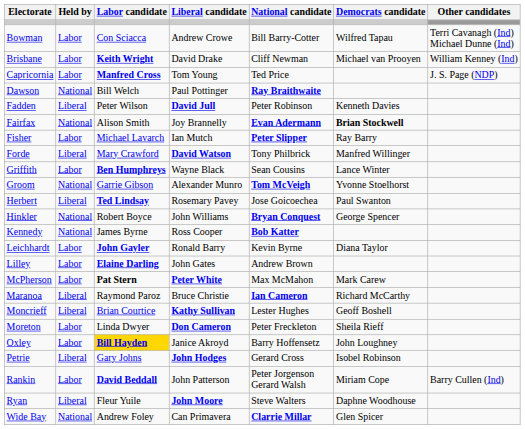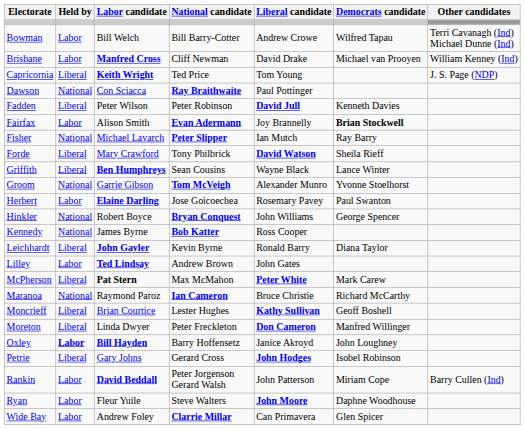columns swapped: (209, 12) <-> (291, 12)
(121, 38) Con Sciacca -> (118, 38) Bill Welch
(125, 59) Keith Wright -> (129, 59) Manfred Cross
(70, 75) Labor -> (72, 75) Liberal
(129, 75) Manfred Cross -> (125, 75) Keith Wright
(118, 91) Bill Welch -> (121, 91) Con Sciacca
(75, 122) National -> (70, 122) Labor
(70, 138) Labor -> (75, 138) National
(373, 153) Manfred Willinger -> (360, 153) Sheila Rieff
(70, 169) Labor -> (72, 169) Liberal
(72, 201) Liberal -> (70, 201) Labor
(123, 201) Ted Lindsay -> (128, 201) Elaine Darling
(70, 248) Labor -> (72, 248) Liberal
(128, 264) Elaine Darling -> (123, 264) Ted Lindsay
(70, 279) Labor -> (72, 279) Liberal
(72, 295) Liberal -> (75, 295) National
(70, 327) Labor -> (72, 327) Liberal
(360, 327) Sheila Rieff -> (373, 327) Manfred Willinger
(70, 342) normal -> (71, 342) bold
(122, 342) gold background -> (122, 342) no background
(72, 401) Liberal -> (70, 401) Labor
(75, 416) National -> (70, 416) Labor
